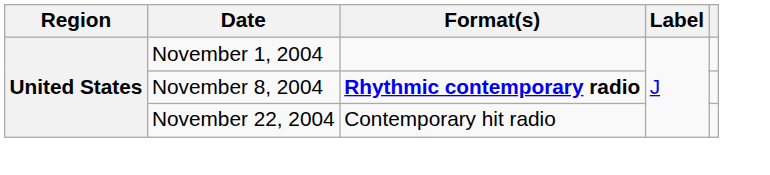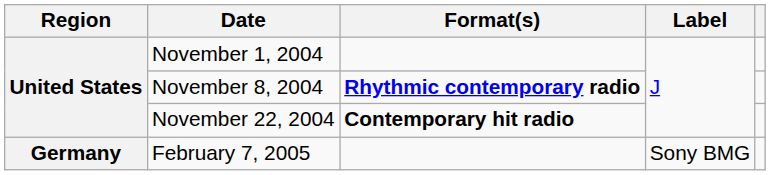(450, 119) normal -> (459, 119) bold
+ row: (231, 152)
